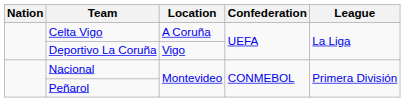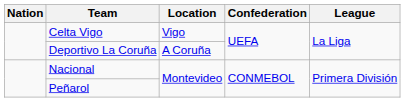(186, 32) A Coruña -> (174, 32) Vigo
(174, 50) Vigo -> (186, 50) A Coruña
